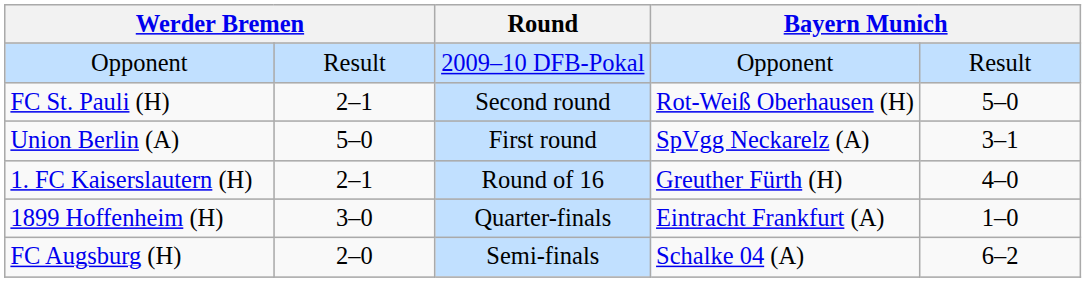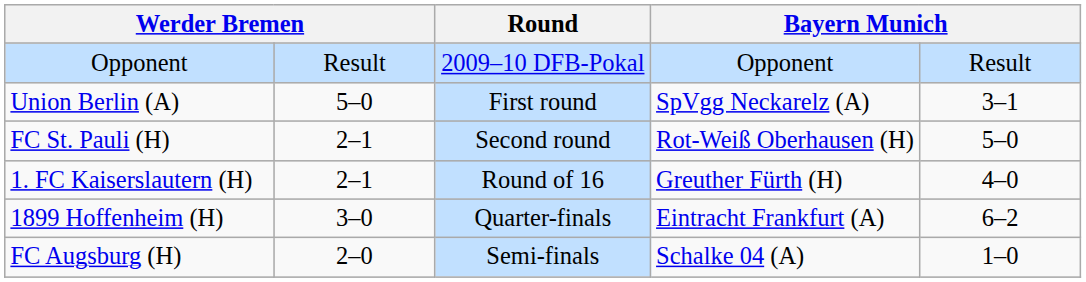rows swapped: (95, 140) <-> (90, 101)
(1000, 218) 1–0 -> (1000, 218) 6–2
(1000, 256) 6–2 -> (1000, 256) 1–0
